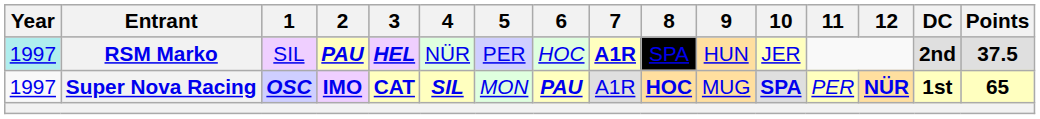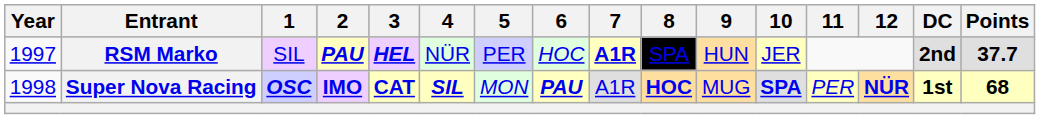(33, 54) paleturquoise background -> (33, 54) no background
(998, 54) 37.5 -> (998, 54) 37.7
(33, 86) 1997 -> (33, 86) 1998
(998, 86) 65 -> (998, 86) 68
